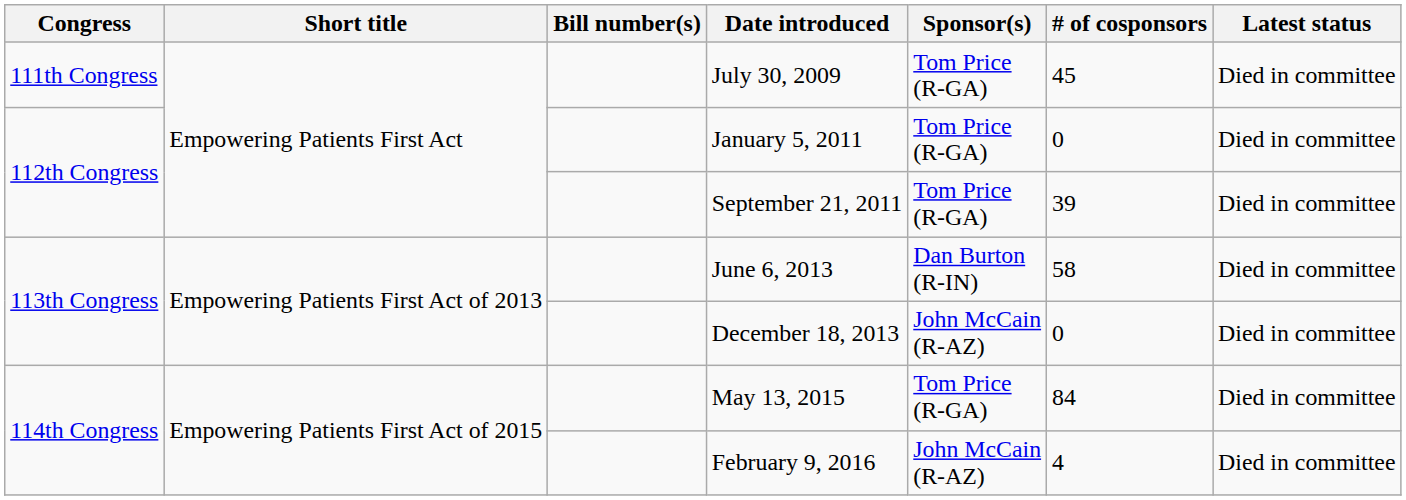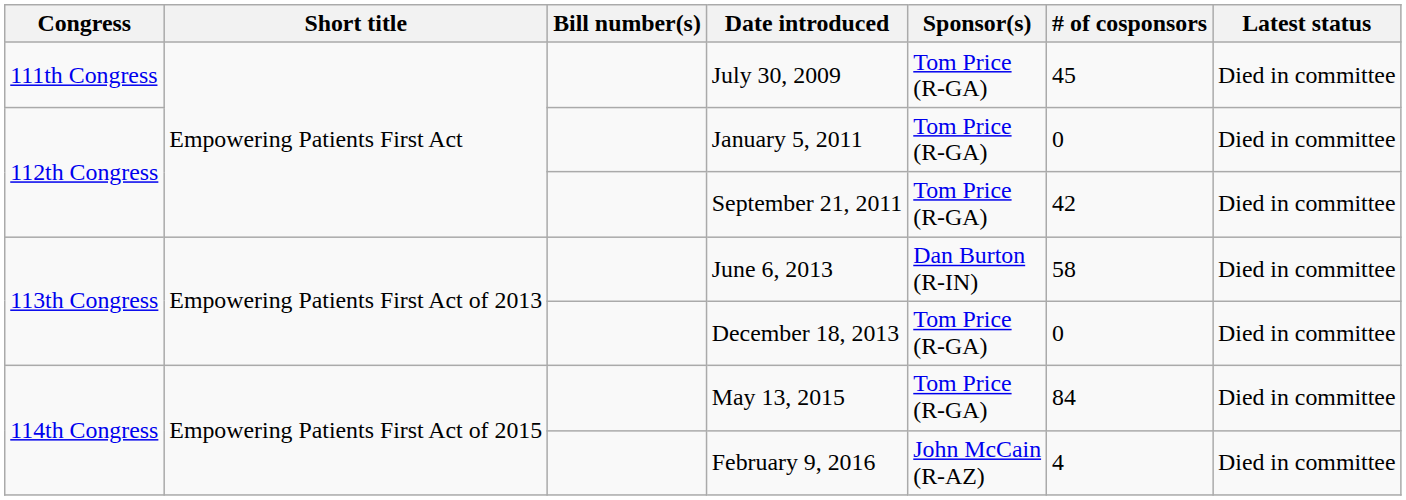(1064, 203) 39 -> (1064, 203) 42
(977, 333) John McCain (R-AZ) -> (962, 333) Tom Price (R-GA)
